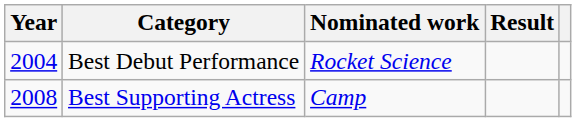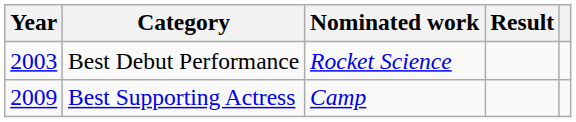(34, 60) 2004 -> (34, 60) 2003
(34, 97) 2008 -> (34, 97) 2009
